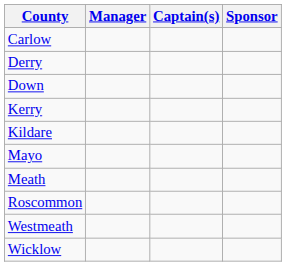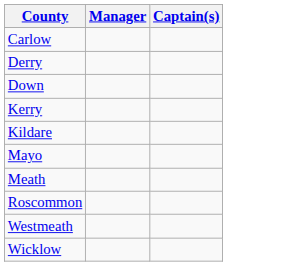- column: (252, 16)
